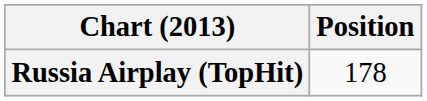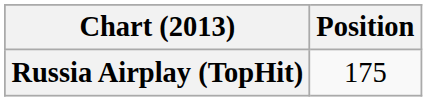(365, 72) 178 -> (365, 72) 175
